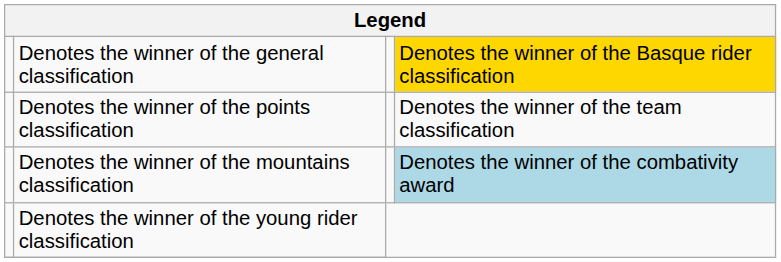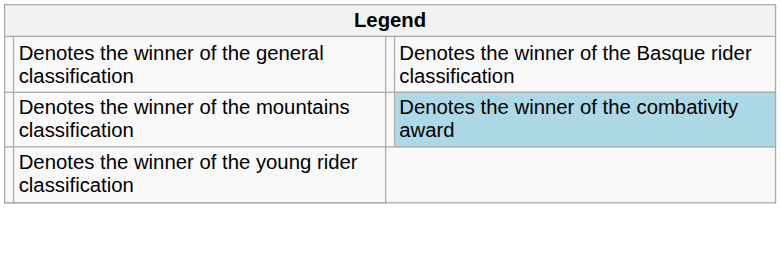(575, 64) gold background -> (575, 64) no background
- row: (164, 119)
